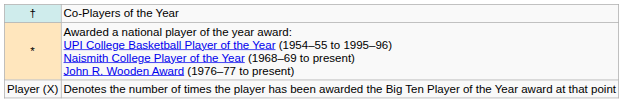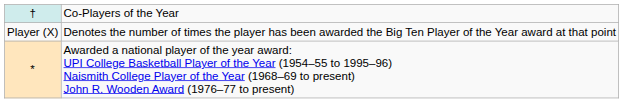rows swapped: (33, 51) <-> (33, 89)
